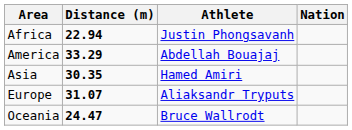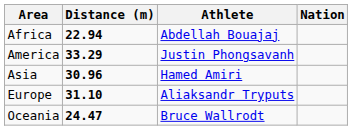(227, 35) Justin Phongsavanh -> (220, 35) Abdellah Bouajaj
(220, 55) Abdellah Bouajaj -> (227, 55) Justin Phongsavanh
(84, 75) 30.35 -> (84, 75) 30.96
(84, 95) 31.07 -> (84, 95) 31.10
